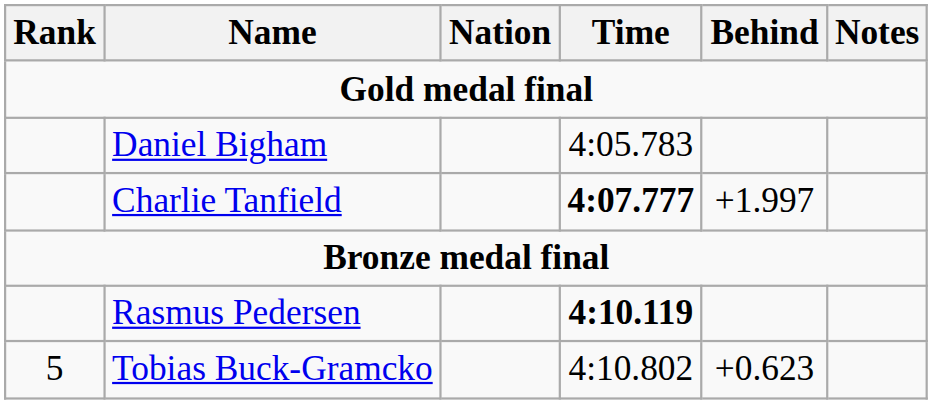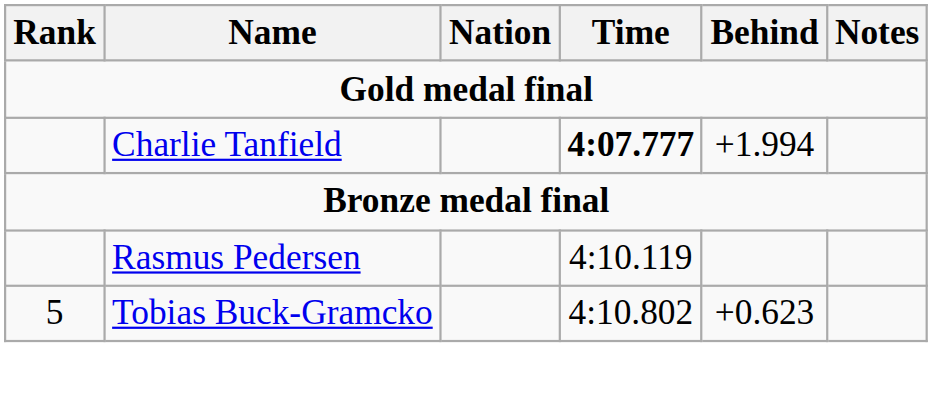- row: (220, 144)
(765, 200) +1.997 -> (765, 144) +1.994
(631, 312) bold -> (631, 256) normal
